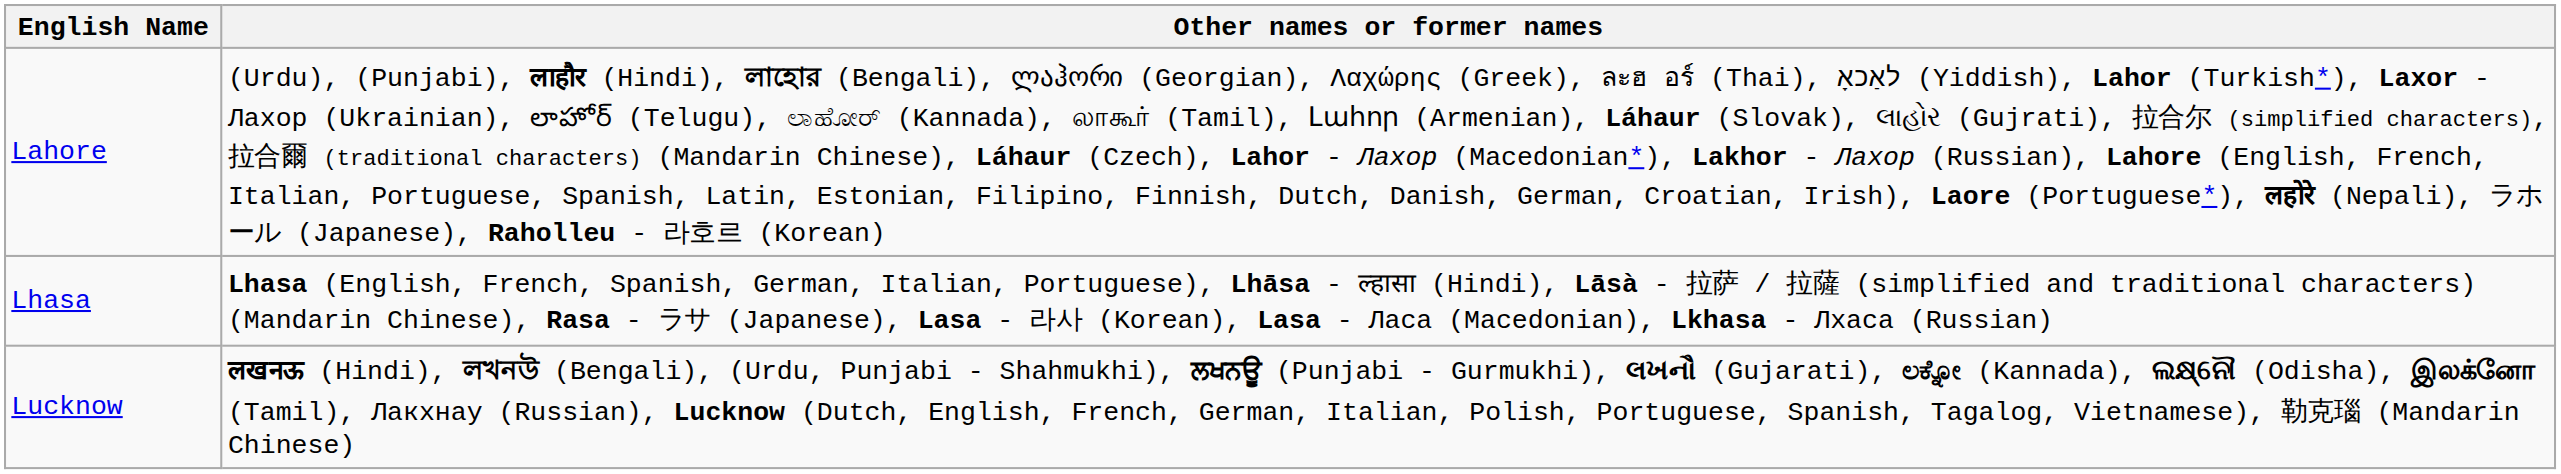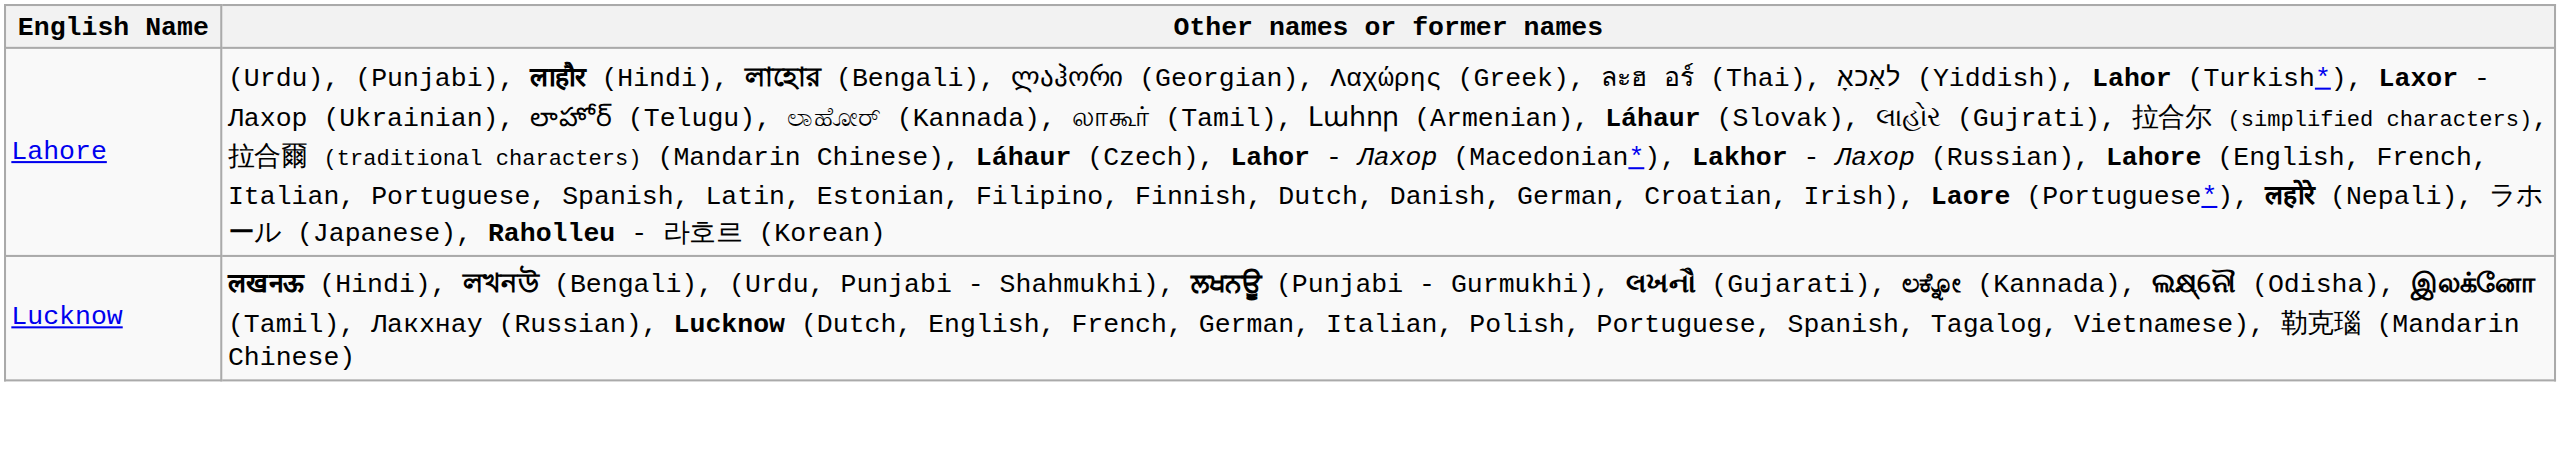- row: (51, 301)
